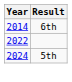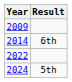+ row: (17, 26)
